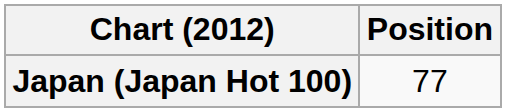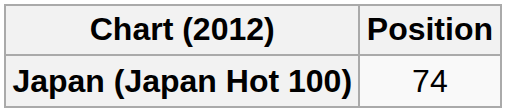(430, 80) 77 -> (430, 80) 74
